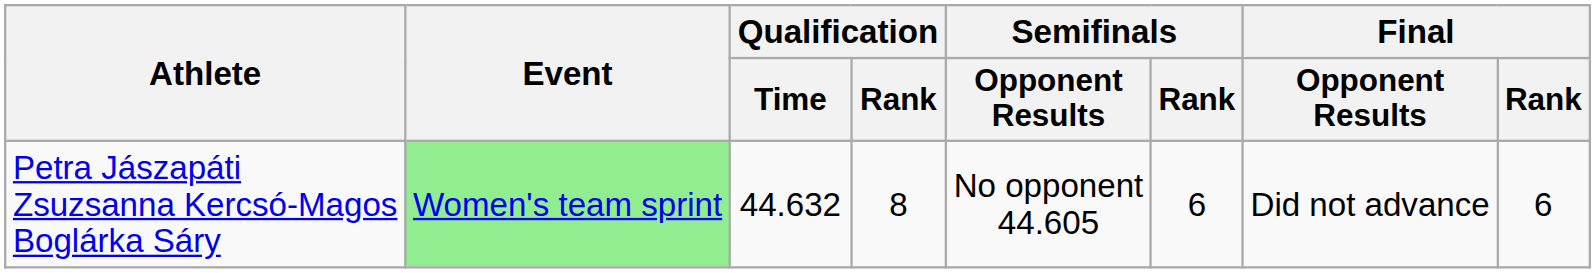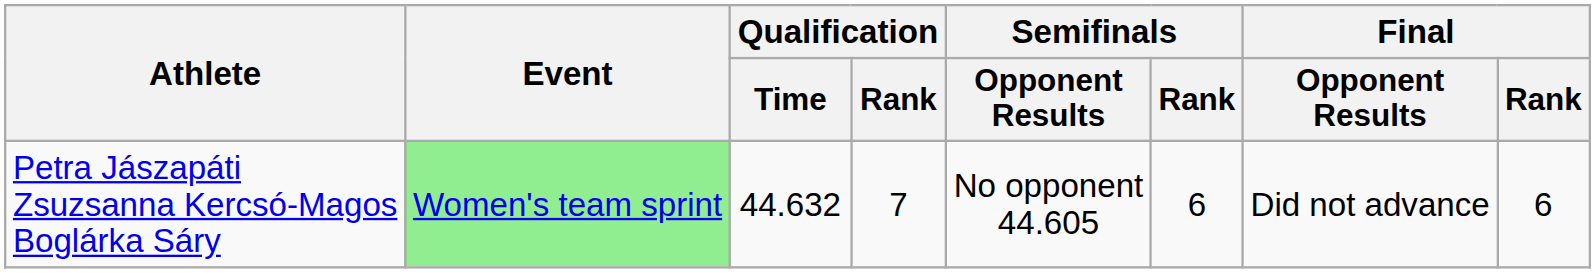(898, 205) 8 -> (898, 205) 7
